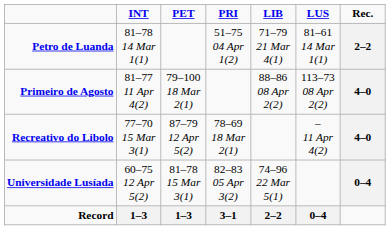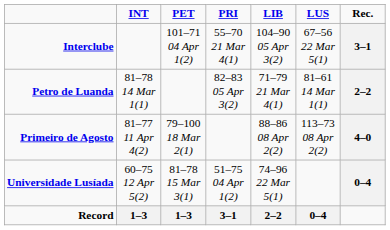+ row: (88, 46)
(228, 46) 51–75 04 Apr 1(2) -> (228, 92) 82–83 05 Apr 3(2)
- row: (63, 137)
(228, 183) 82–83 05 Apr 3(2) -> (228, 183) 51–75 04 Apr 1(2)
